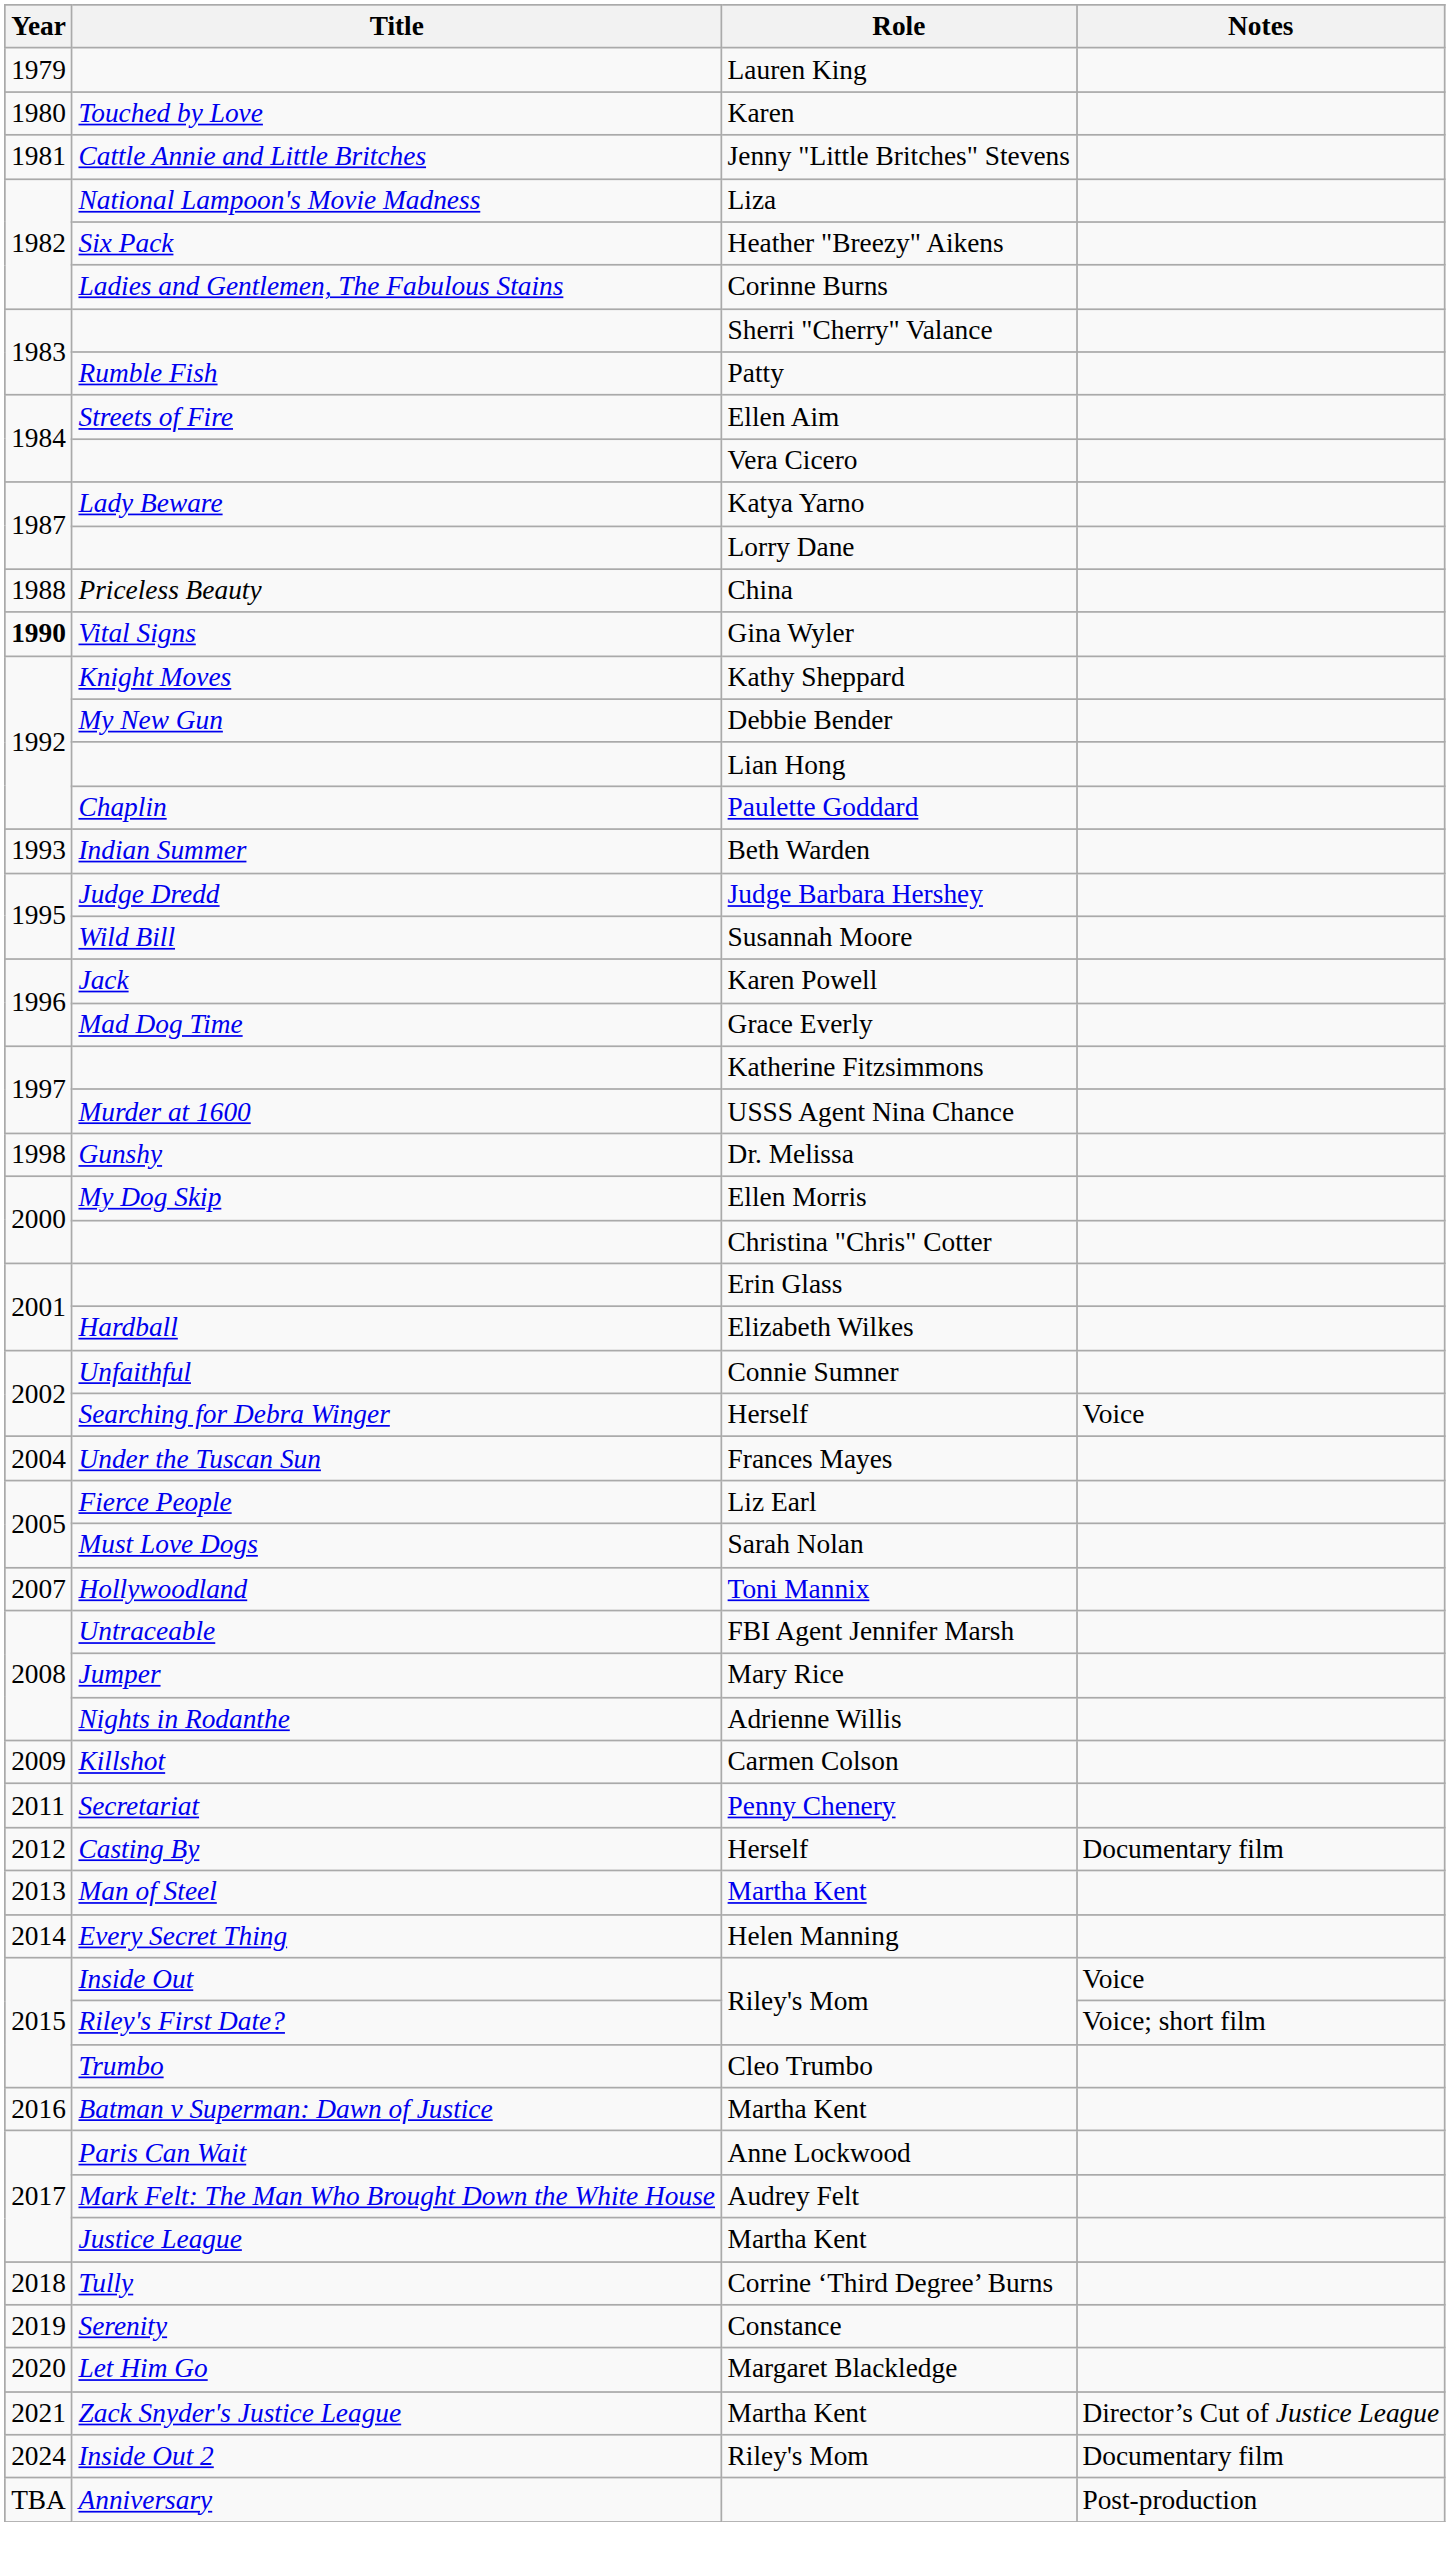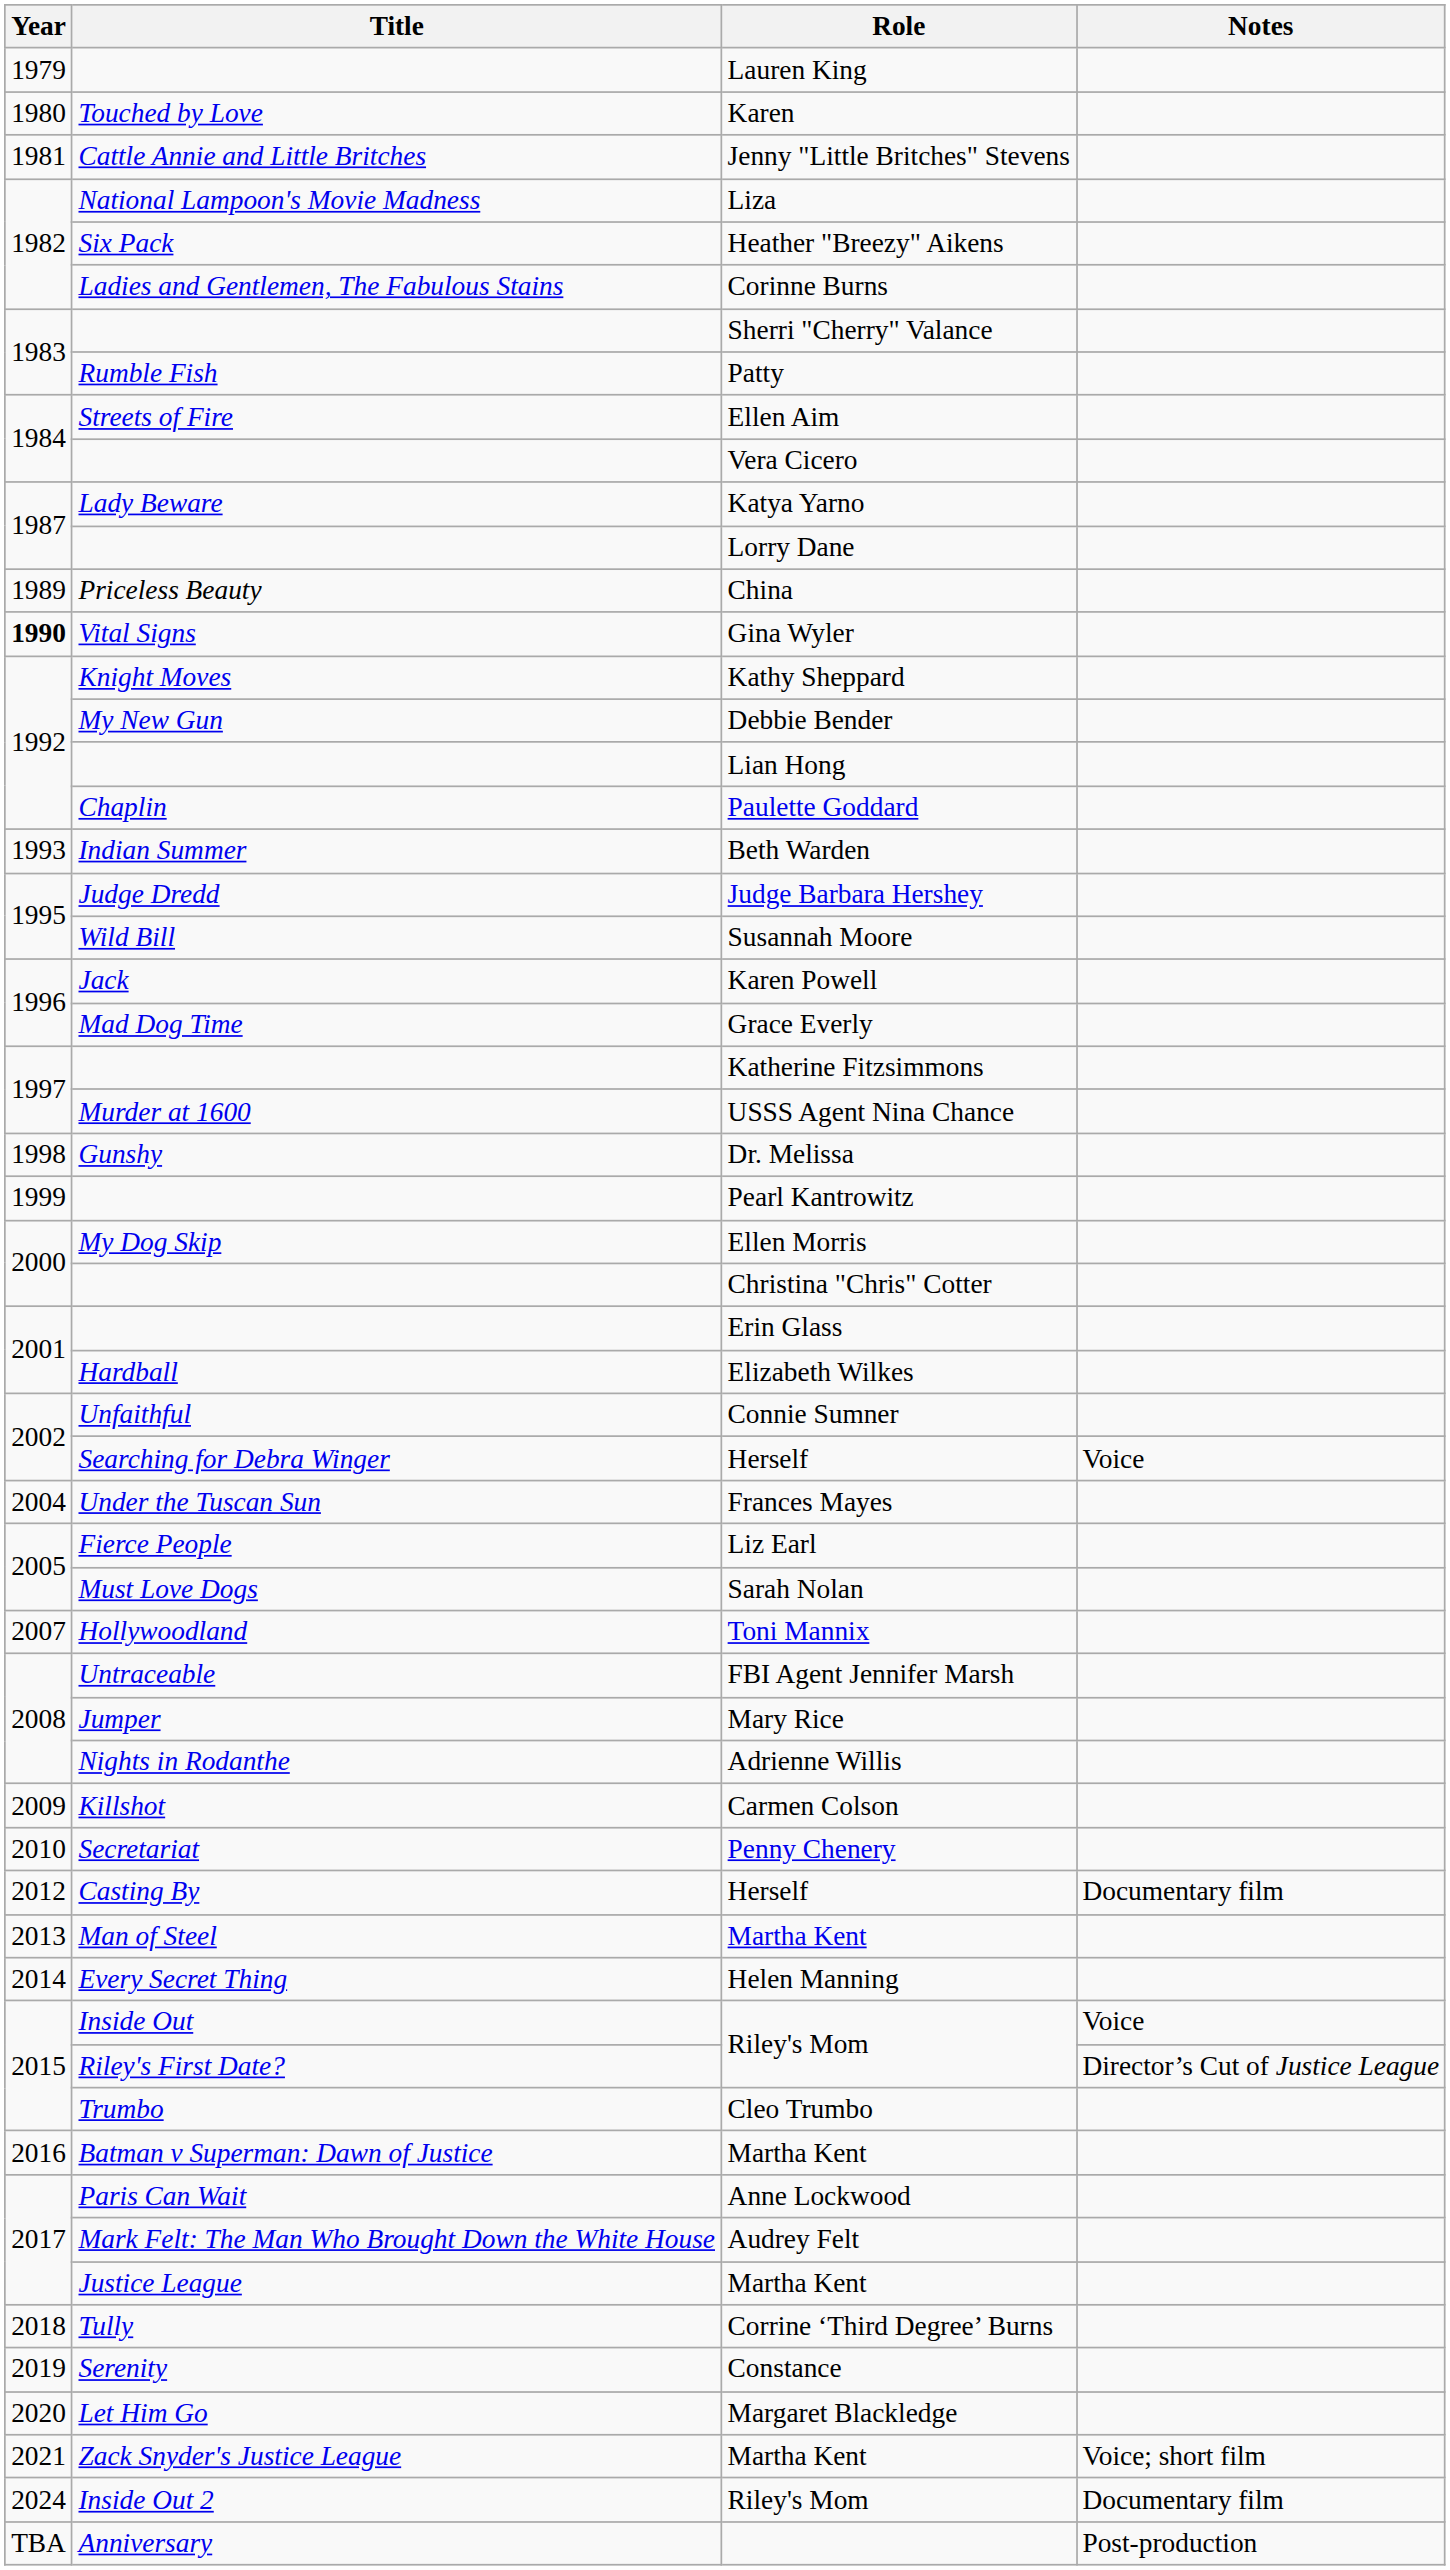(39, 590) 1988 -> (39, 590) 1989
+ row: (397, 1198)
(38, 1805) 2011 -> (39, 1848) 2010
(1174, 2022) Voice; short film -> (1261, 2065) Director’s Cut of Justice League
(1261, 2412) Director’s Cut of Justice League -> (1174, 2456) Voice; short film
